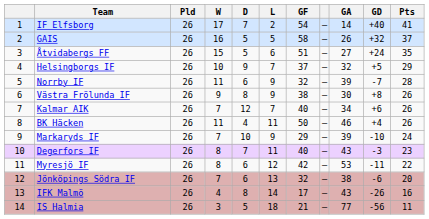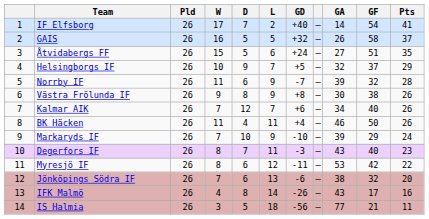columns swapped: (303, 11) <-> (377, 11)
